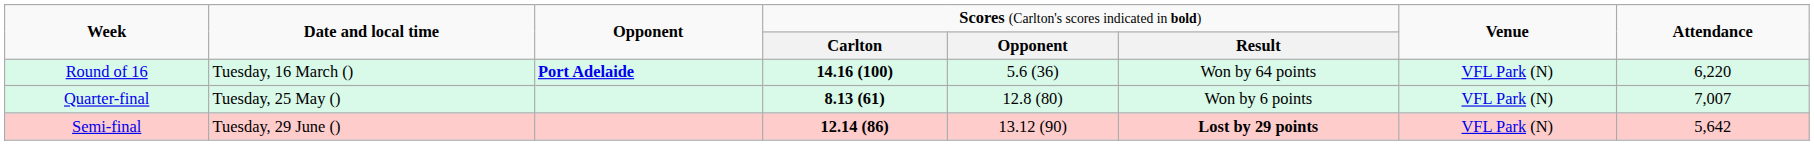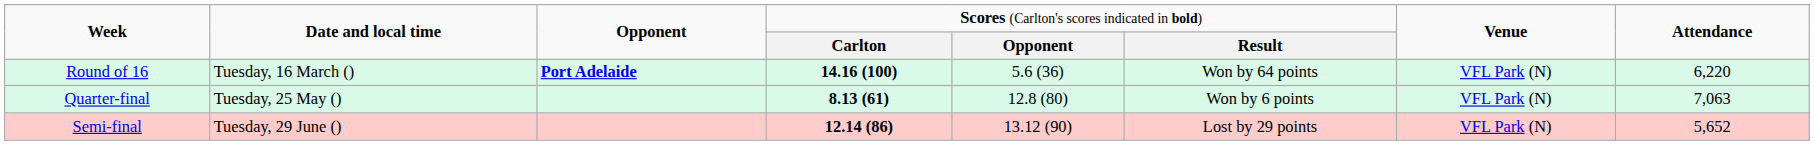(1713, 99) 7,007 -> (1712, 99) 7,063
(1258, 126) bold -> (1260, 126) normal
(1713, 126) 5,642 -> (1712, 126) 5,652
